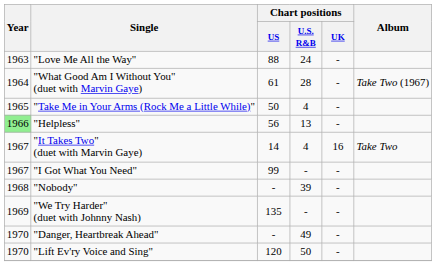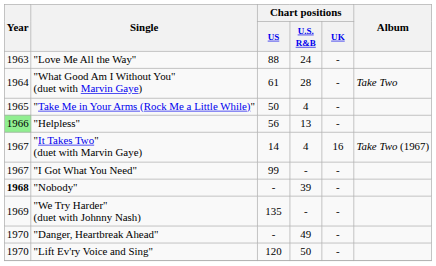(393, 83) Take Two (1967) -> (377, 83) Take Two
(377, 147) Take Two -> (393, 147) Take Two (1967)
(18, 187) normal -> (18, 187) bold
